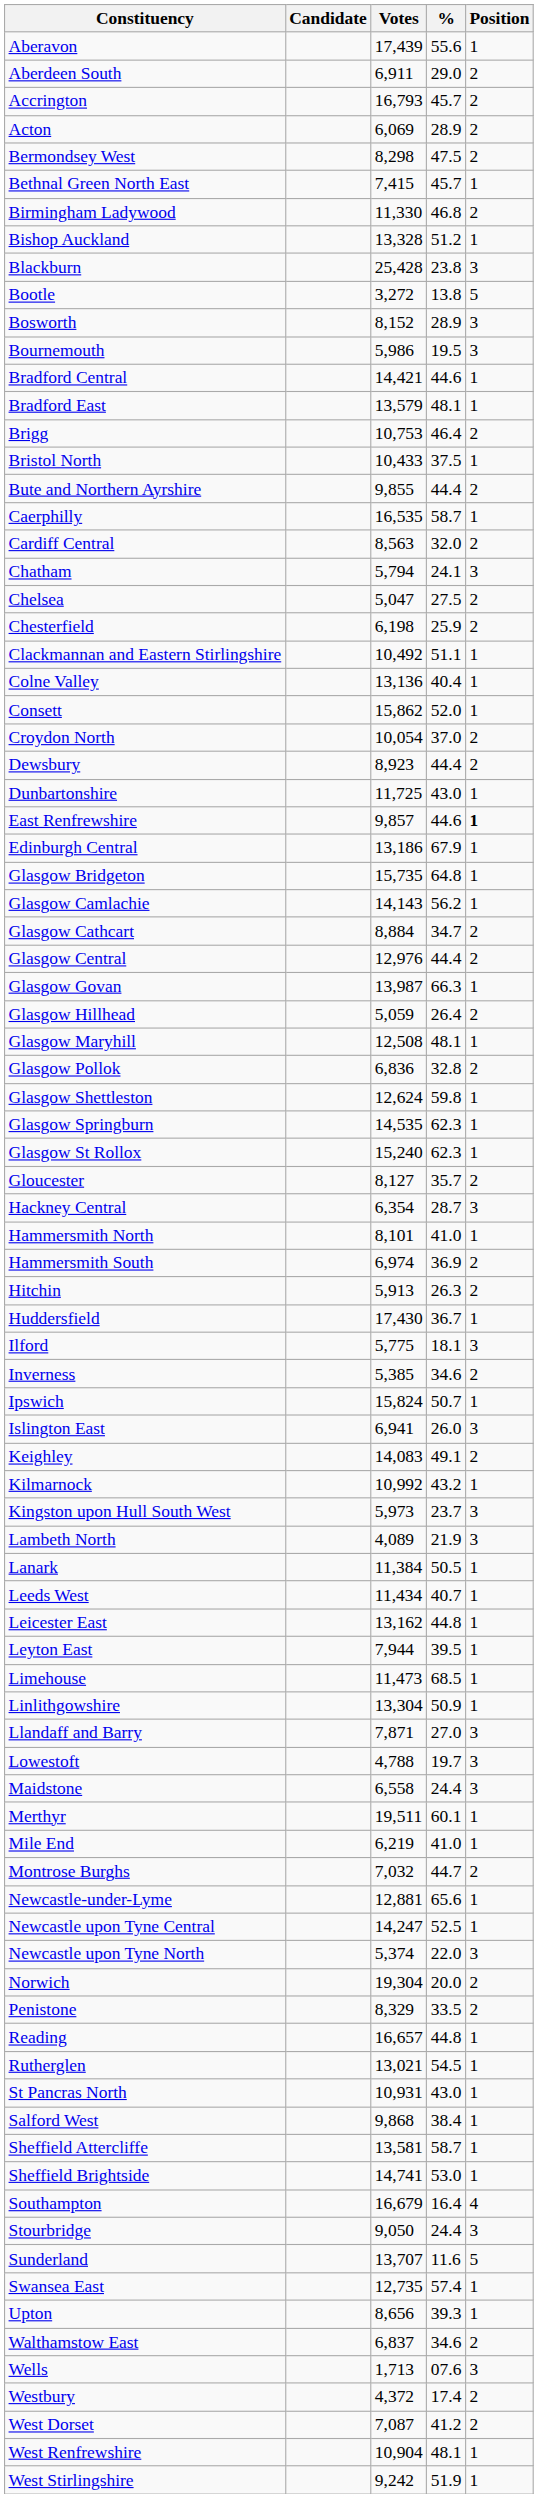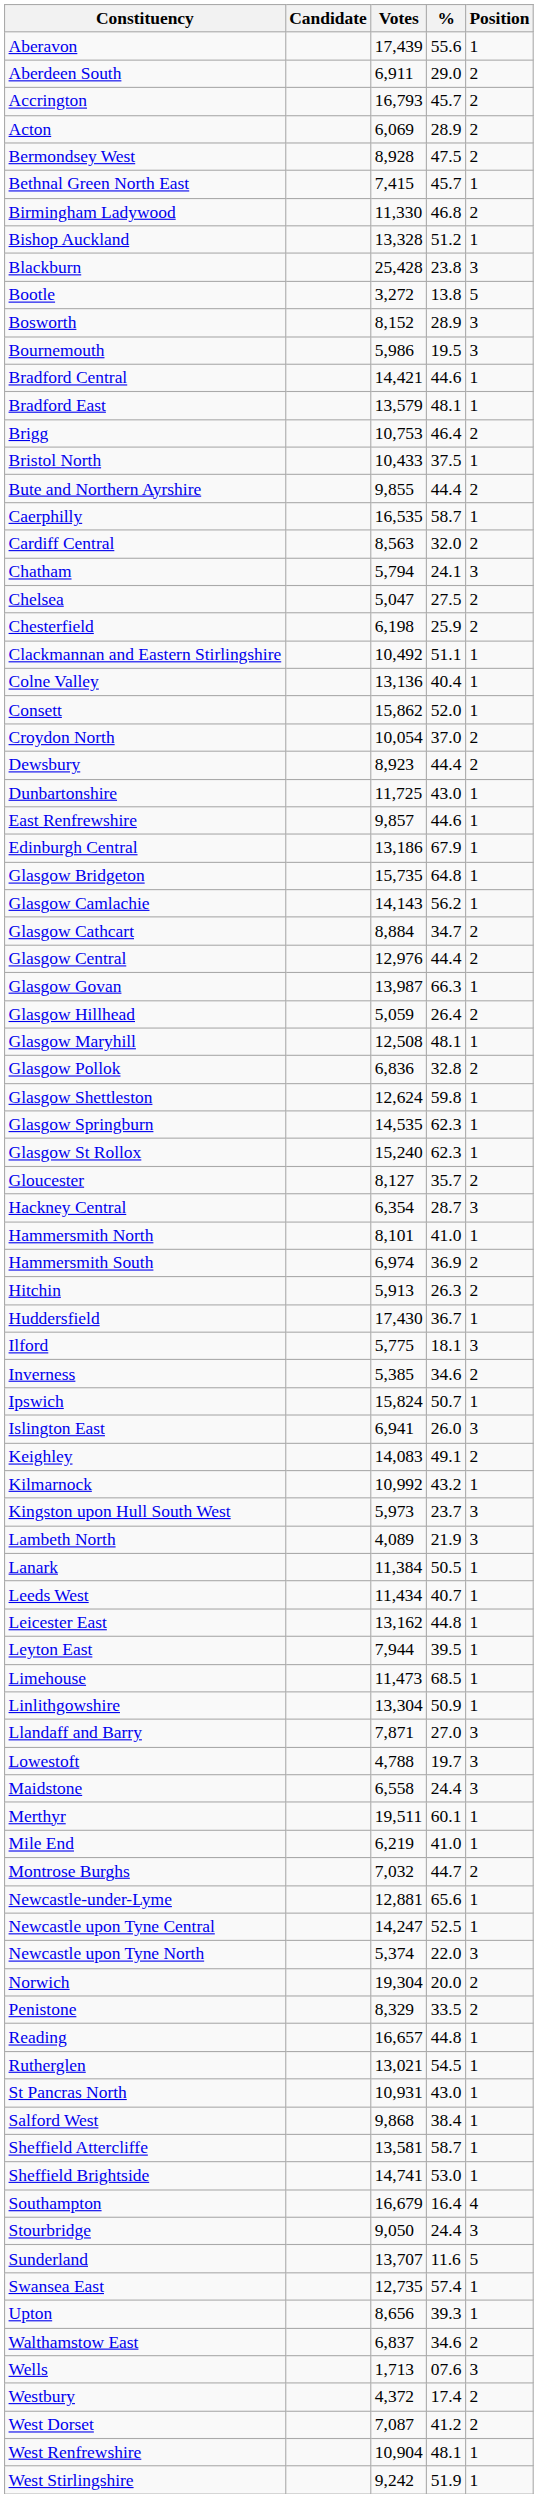(394, 156) 8,298 -> (394, 156) 8,928
(474, 820) bold -> (474, 820) normal
